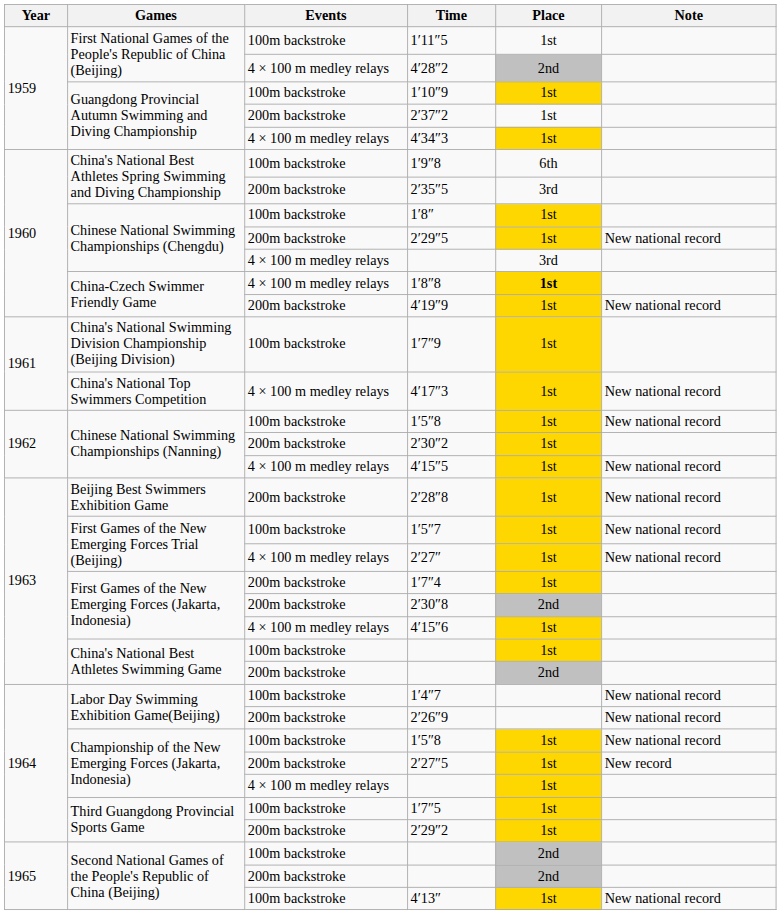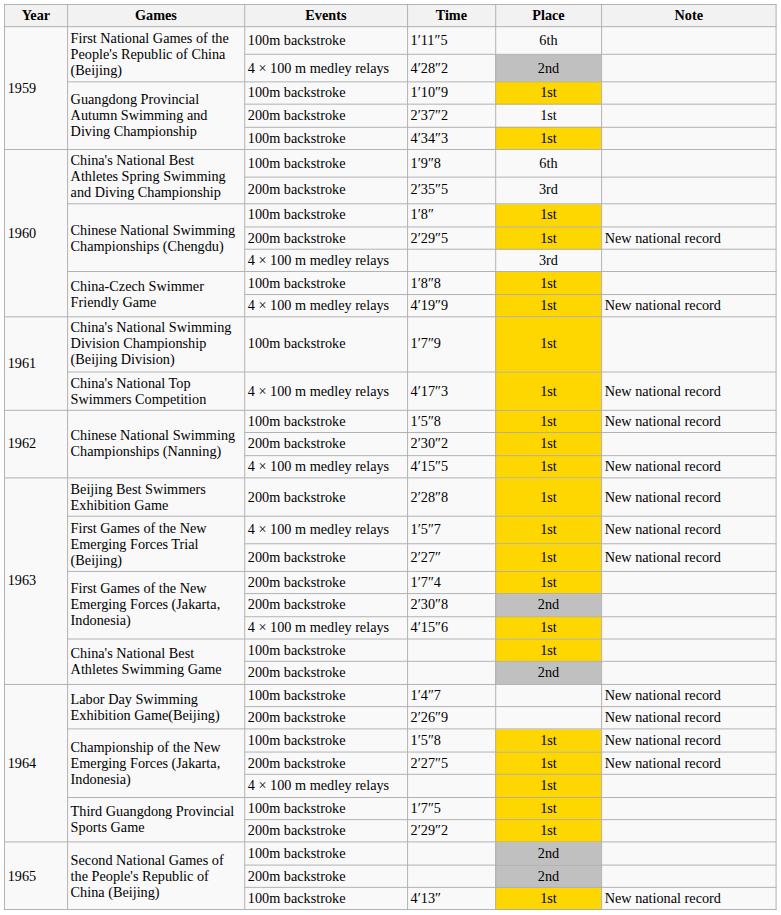(548, 40) 1st -> (548, 40) 6th
(318, 138) 4 × 100 m medley relays -> (297, 138) 100m backstroke
(318, 283) 4 × 100 m medley relays -> (297, 283) 100m backstroke
(548, 283) bold -> (548, 283) normal
(297, 305) 200m backstroke -> (318, 305) 4 × 100 m medley relays
(297, 530) 100m backstroke -> (318, 530) 4 × 100 m medley relays
(318, 557) 4 × 100 m medley relays -> (297, 557) 200m backstroke
(638, 763) New record -> (663, 763) New national record
